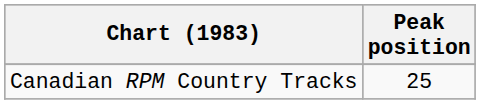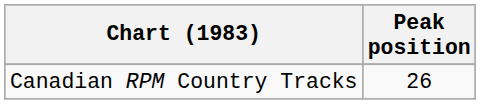(419, 82) 25 -> (419, 82) 26
